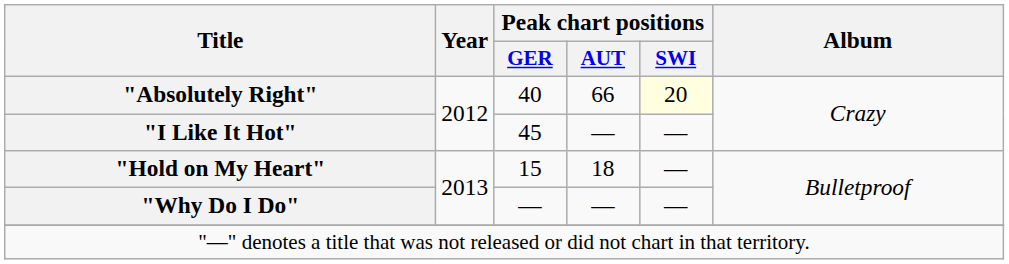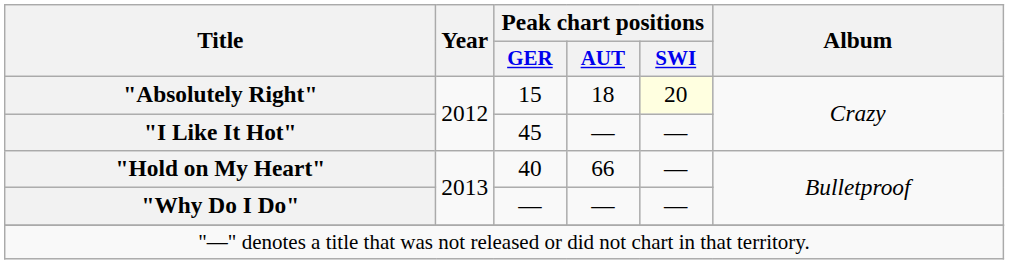(530, 94) 40 -> (530, 94) 15
(603, 94) 66 -> (603, 94) 18
(530, 168) 15 -> (530, 168) 40
(603, 168) 18 -> (603, 168) 66
